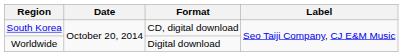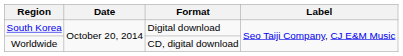(193, 28) CD, digital download -> (184, 28) Digital download
(184, 43) Digital download -> (193, 43) CD, digital download
